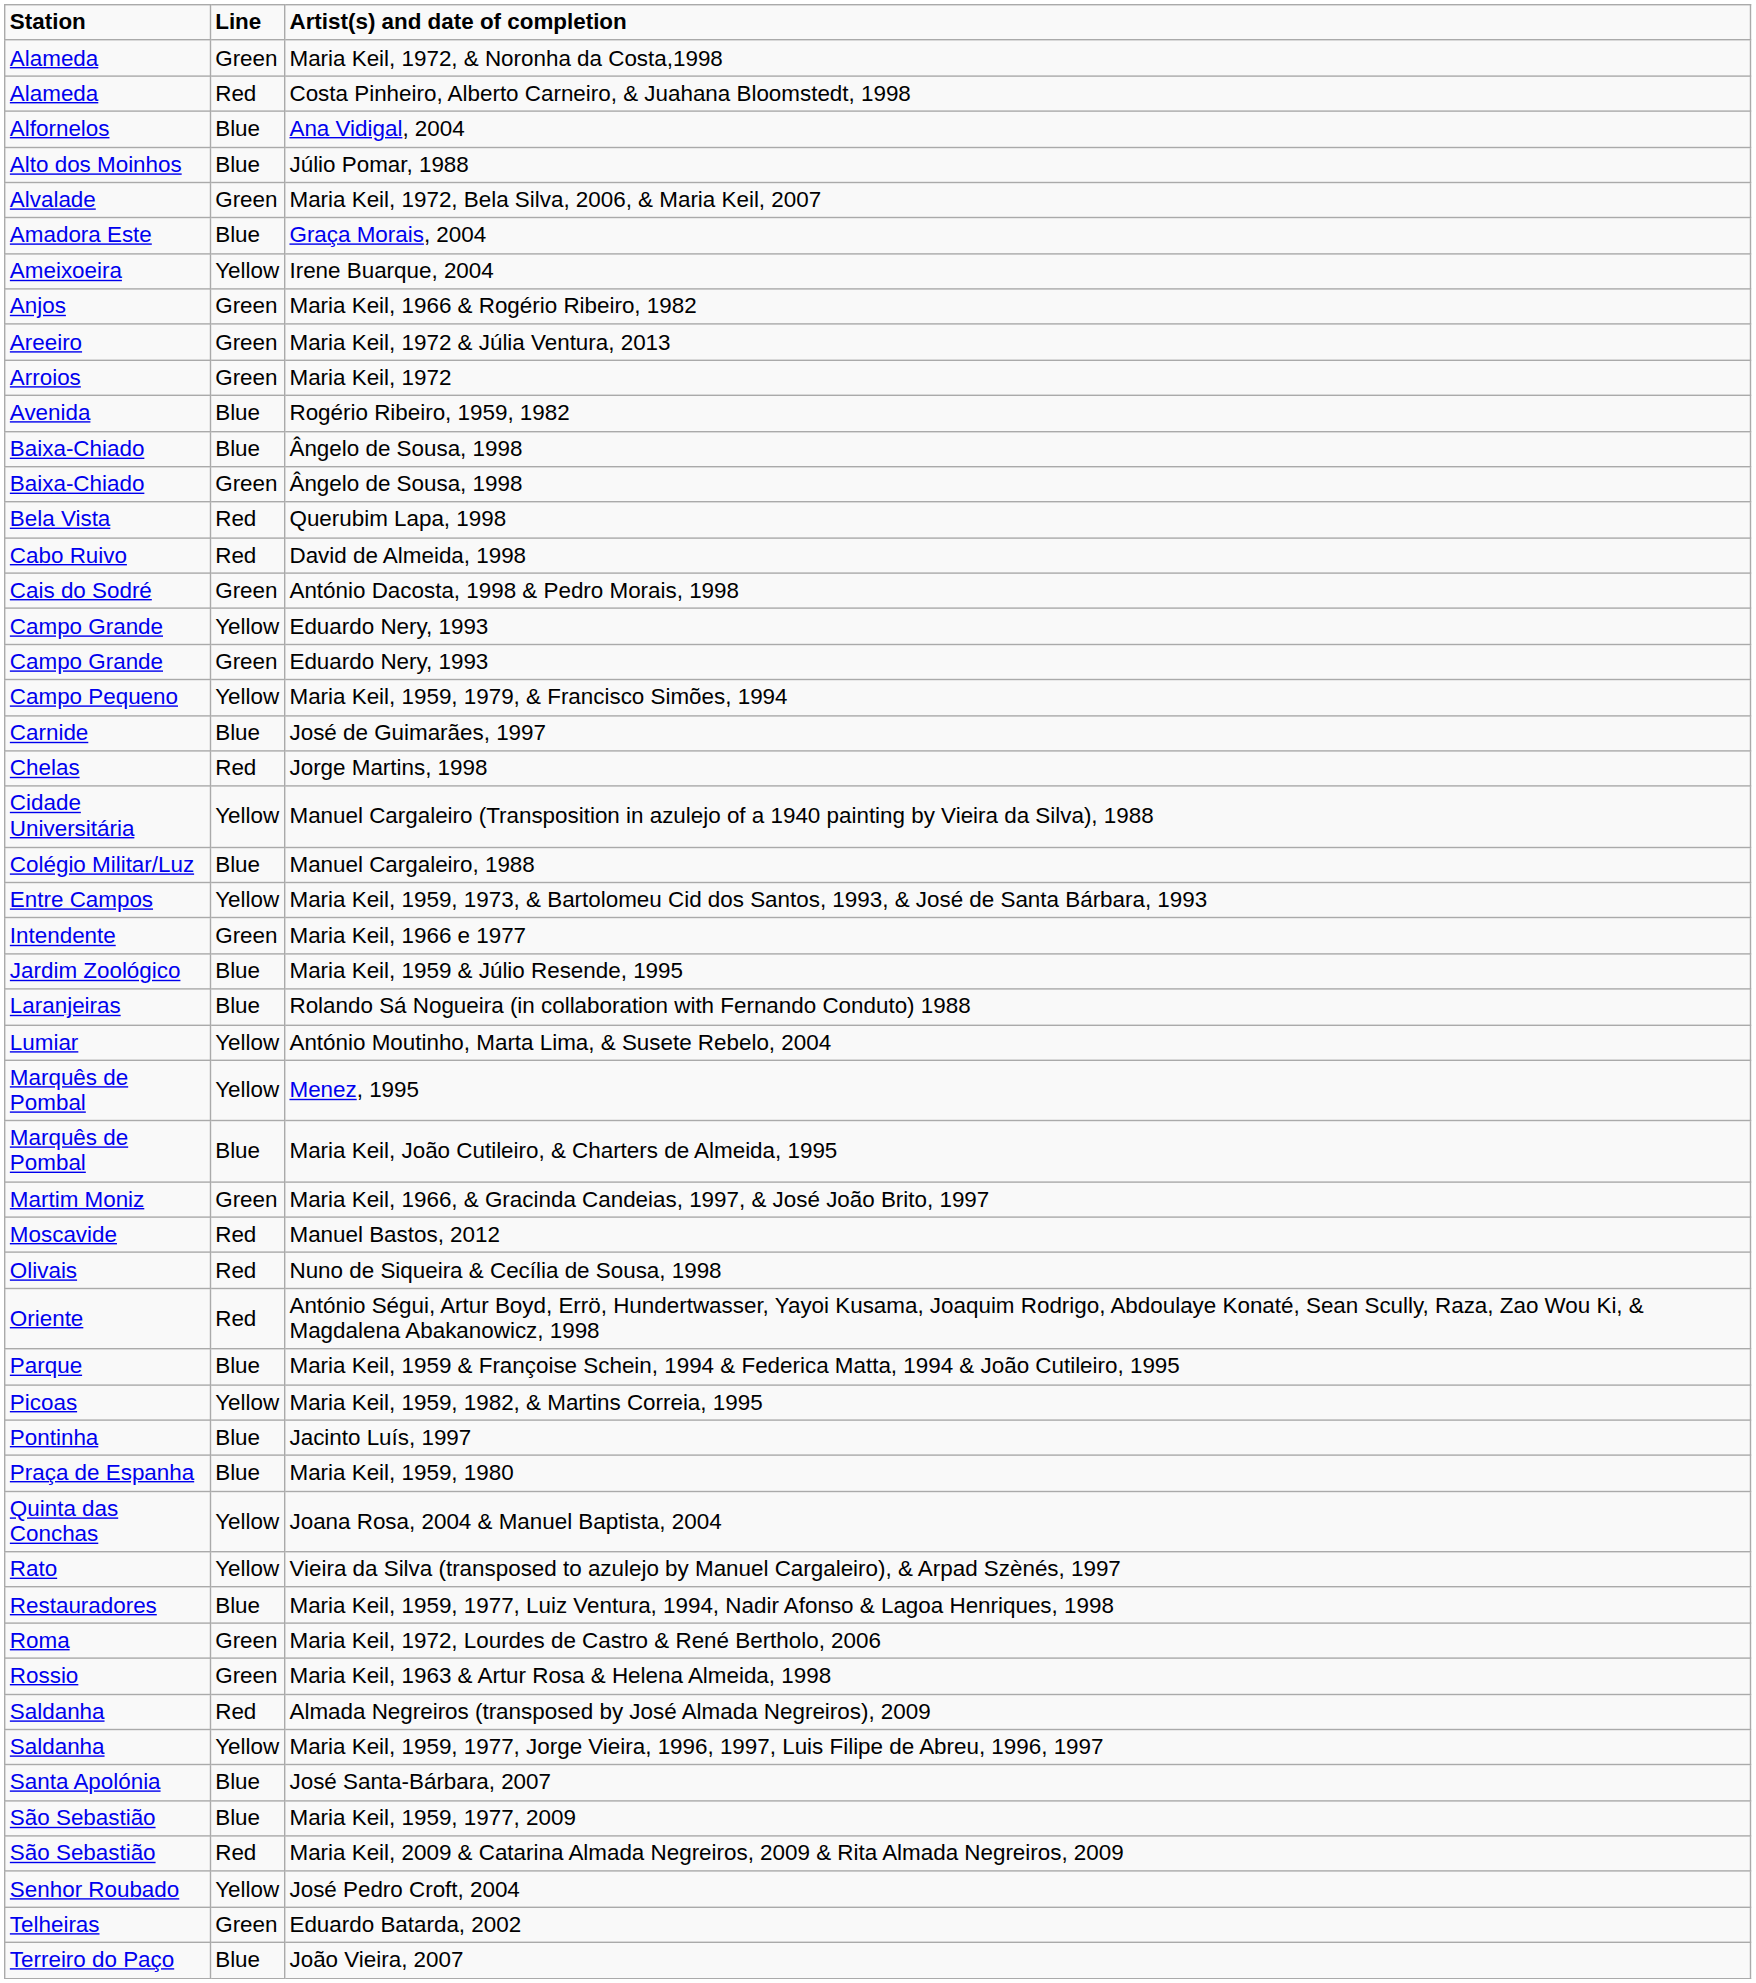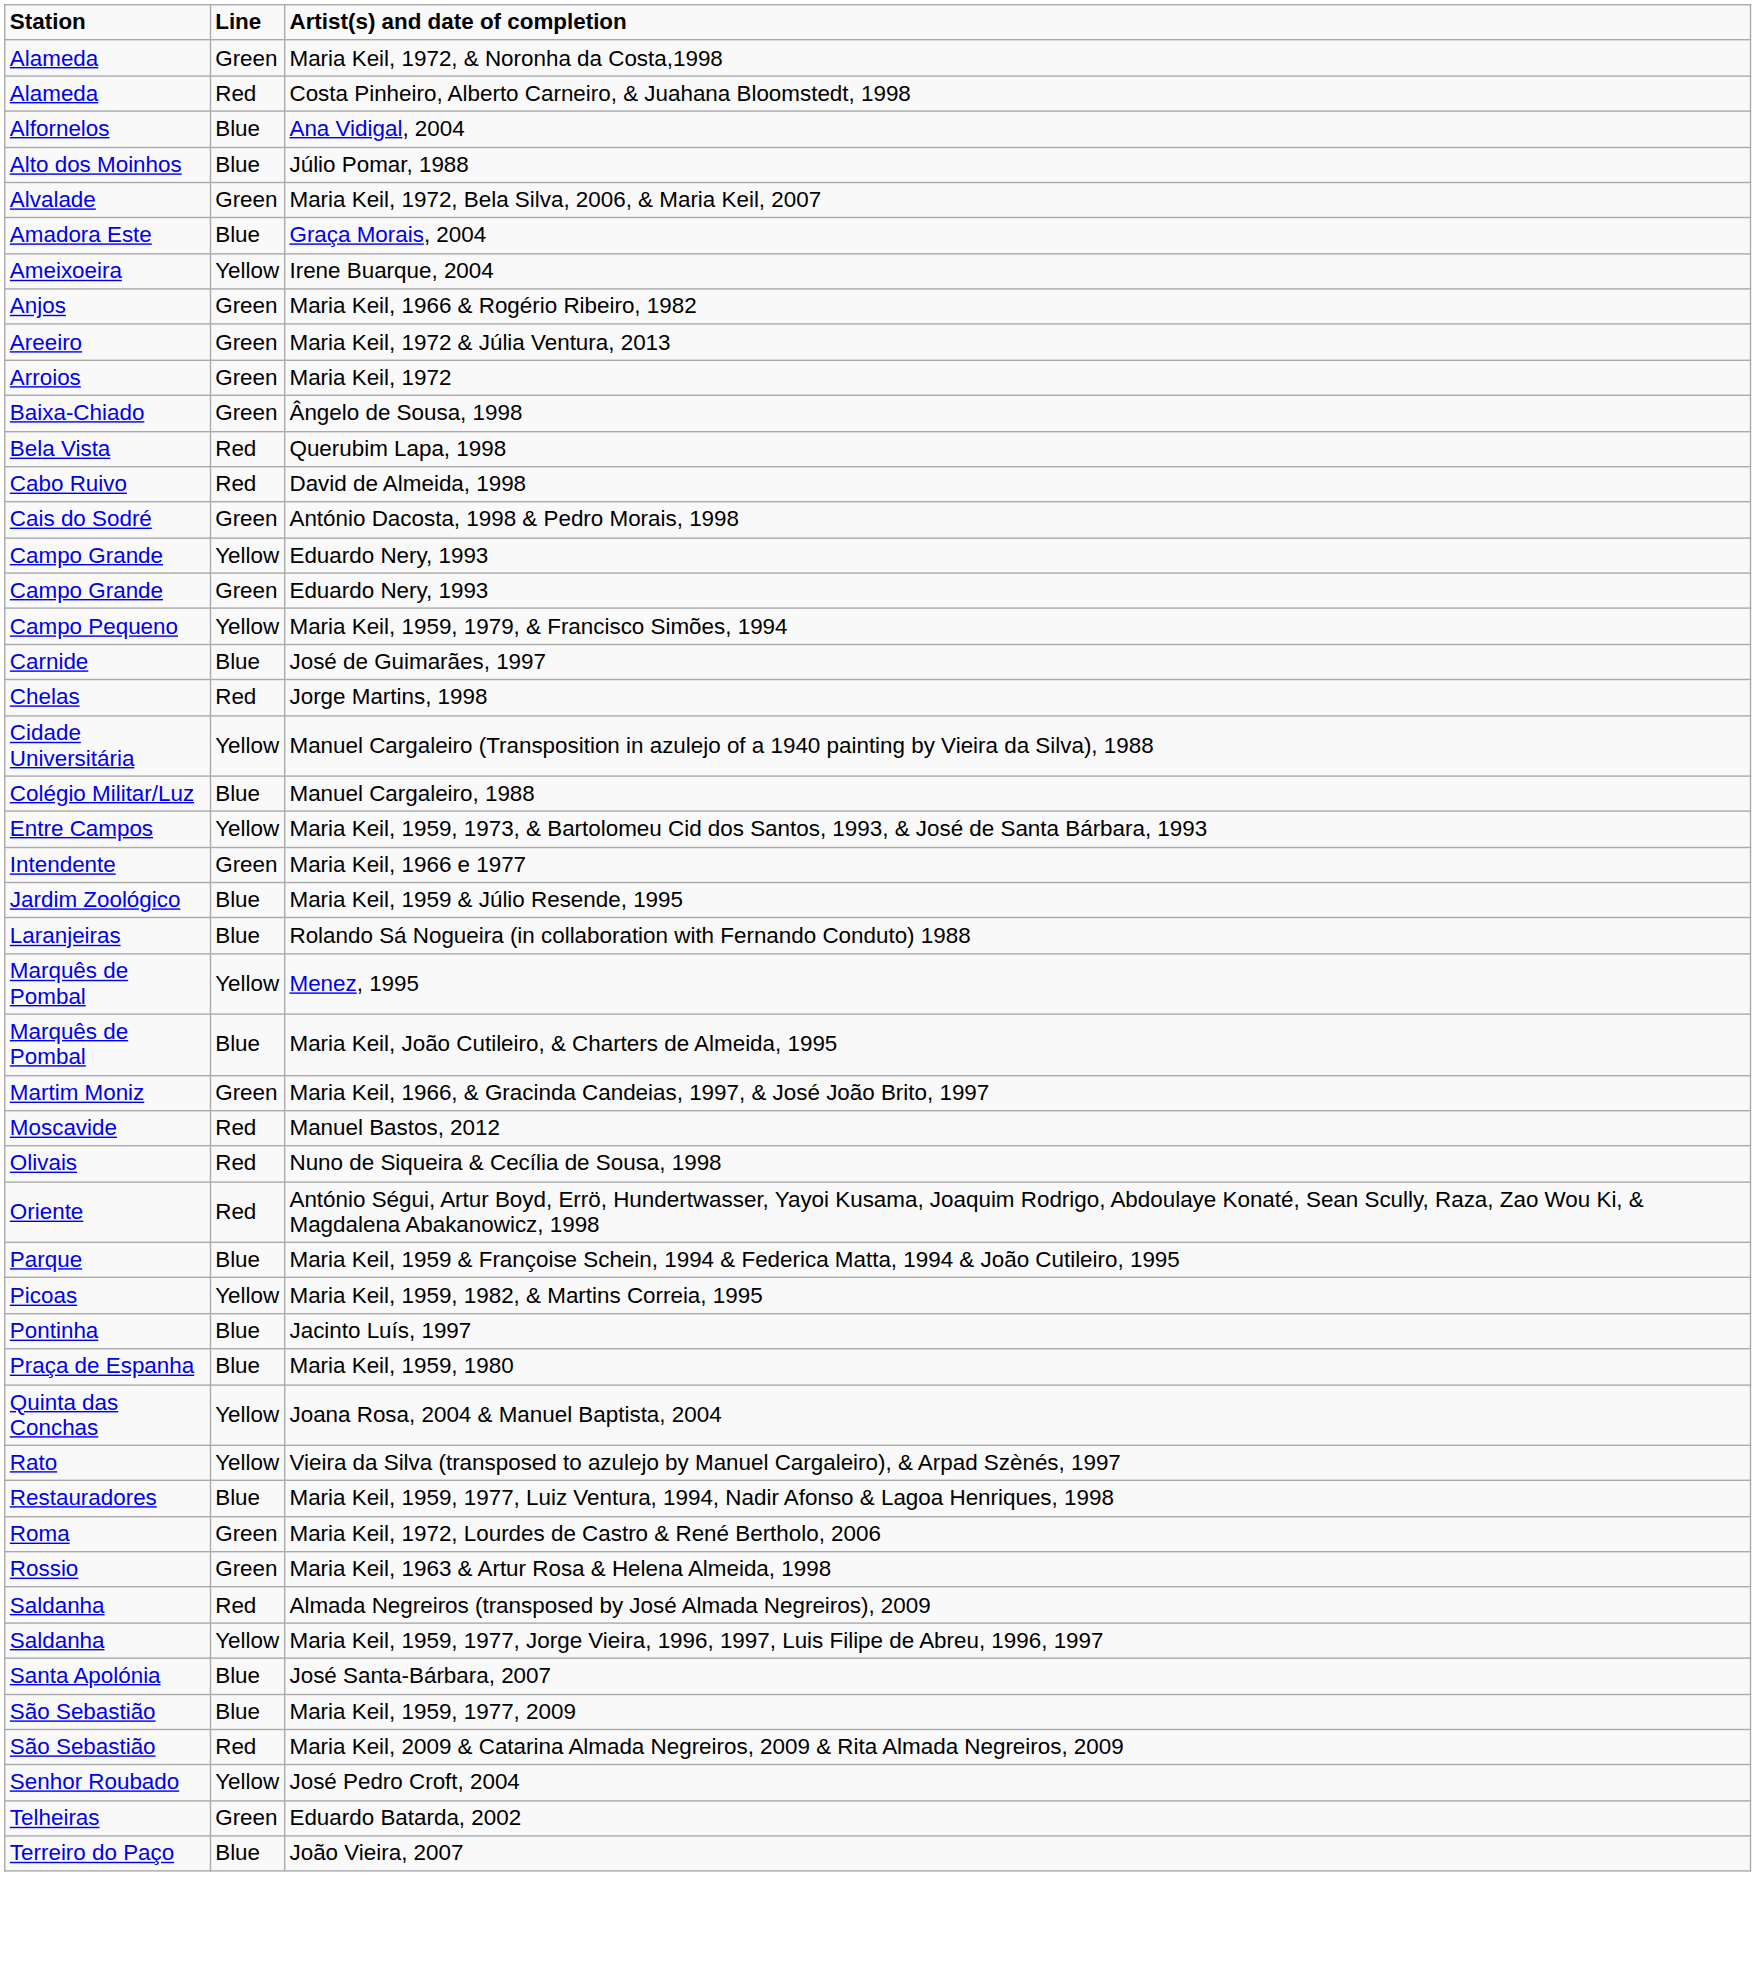- row: (238, 413)
- row: (238, 448)
- row: (247, 1042)
